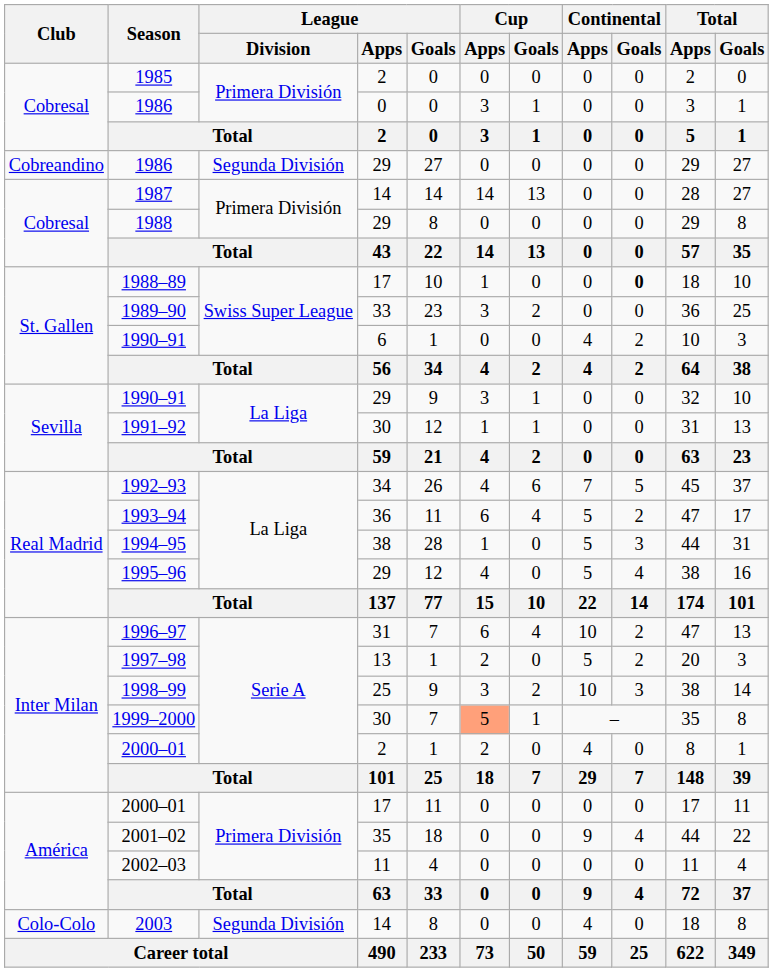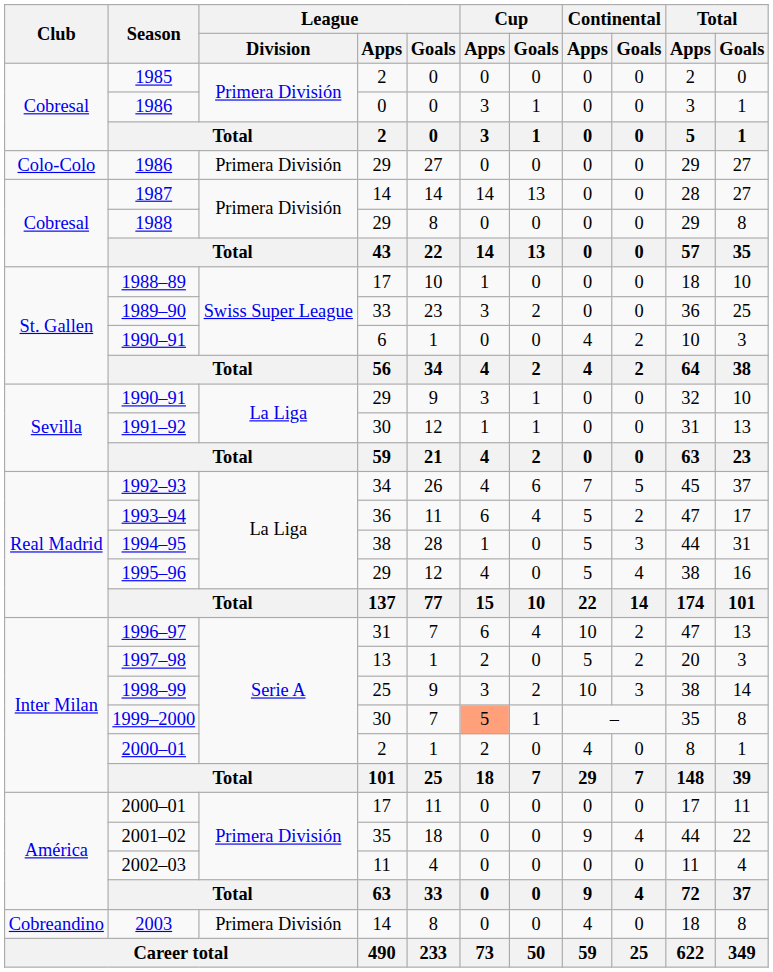(56, 164) Cobreandino -> (56, 164) Colo-Colo
(278, 164) Segunda División -> (278, 164) Primera División
(639, 281) bold -> (639, 281) normal
(56, 923) Colo-Colo -> (56, 923) Cobreandino
(278, 923) Segunda División -> (278, 923) Primera División
